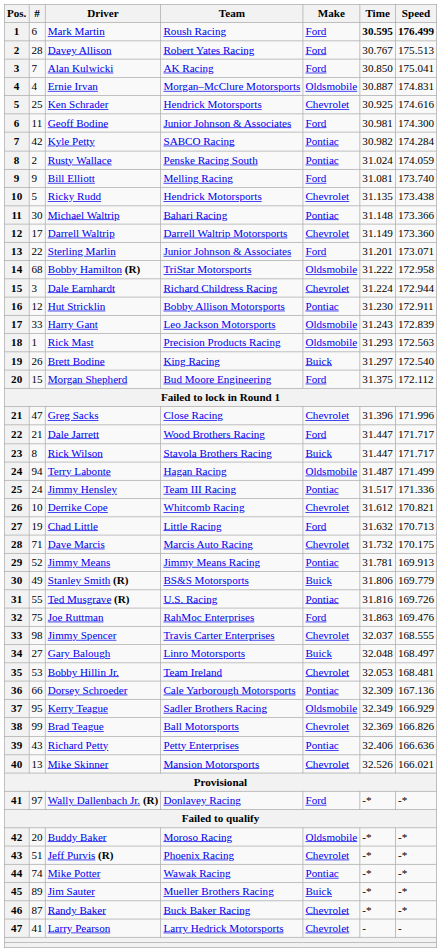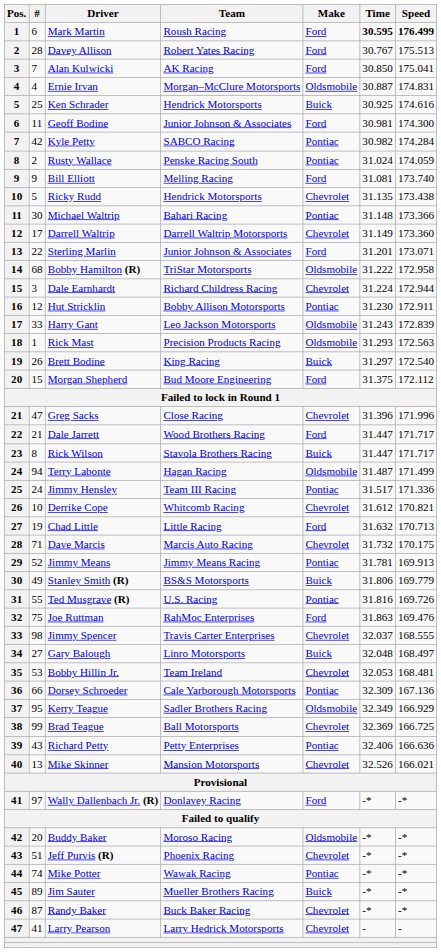(327, 105) Chevrolet -> (319, 105) Buick
(416, 727) 166.826 -> (416, 727) 166.725
